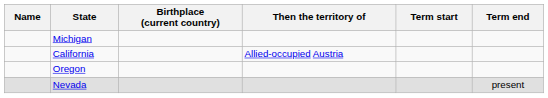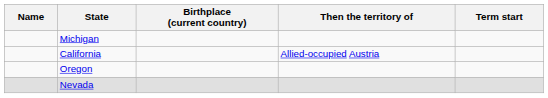- column: (508, 17)
